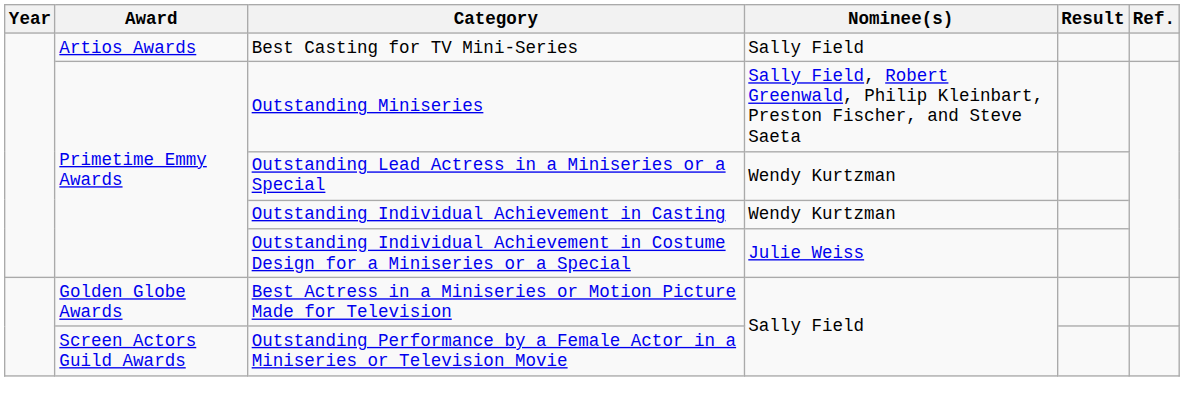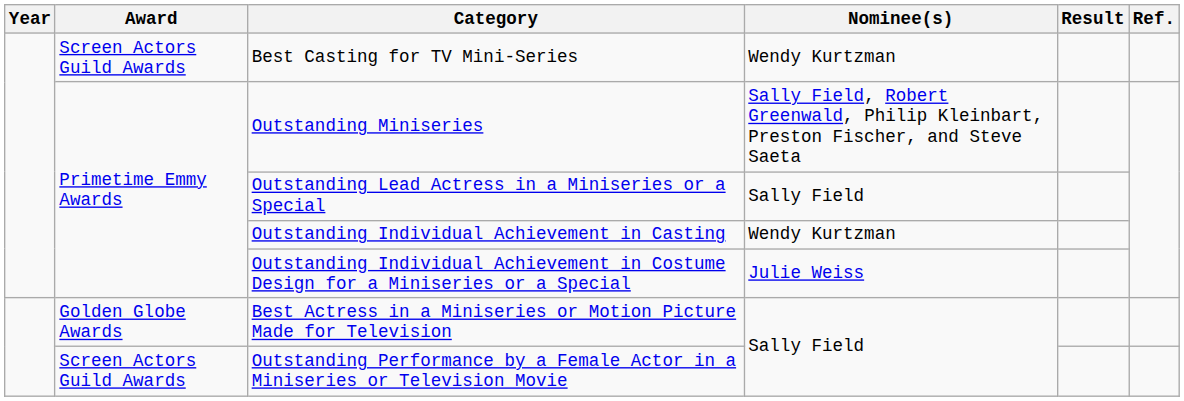(128, 48) Artios Awards -> (128, 58) Screen Actors Guild Awards
(806, 48) Sally Field -> (822, 58) Wendy Kurtzman
(822, 176) Wendy Kurtzman -> (806, 196) Sally Field
